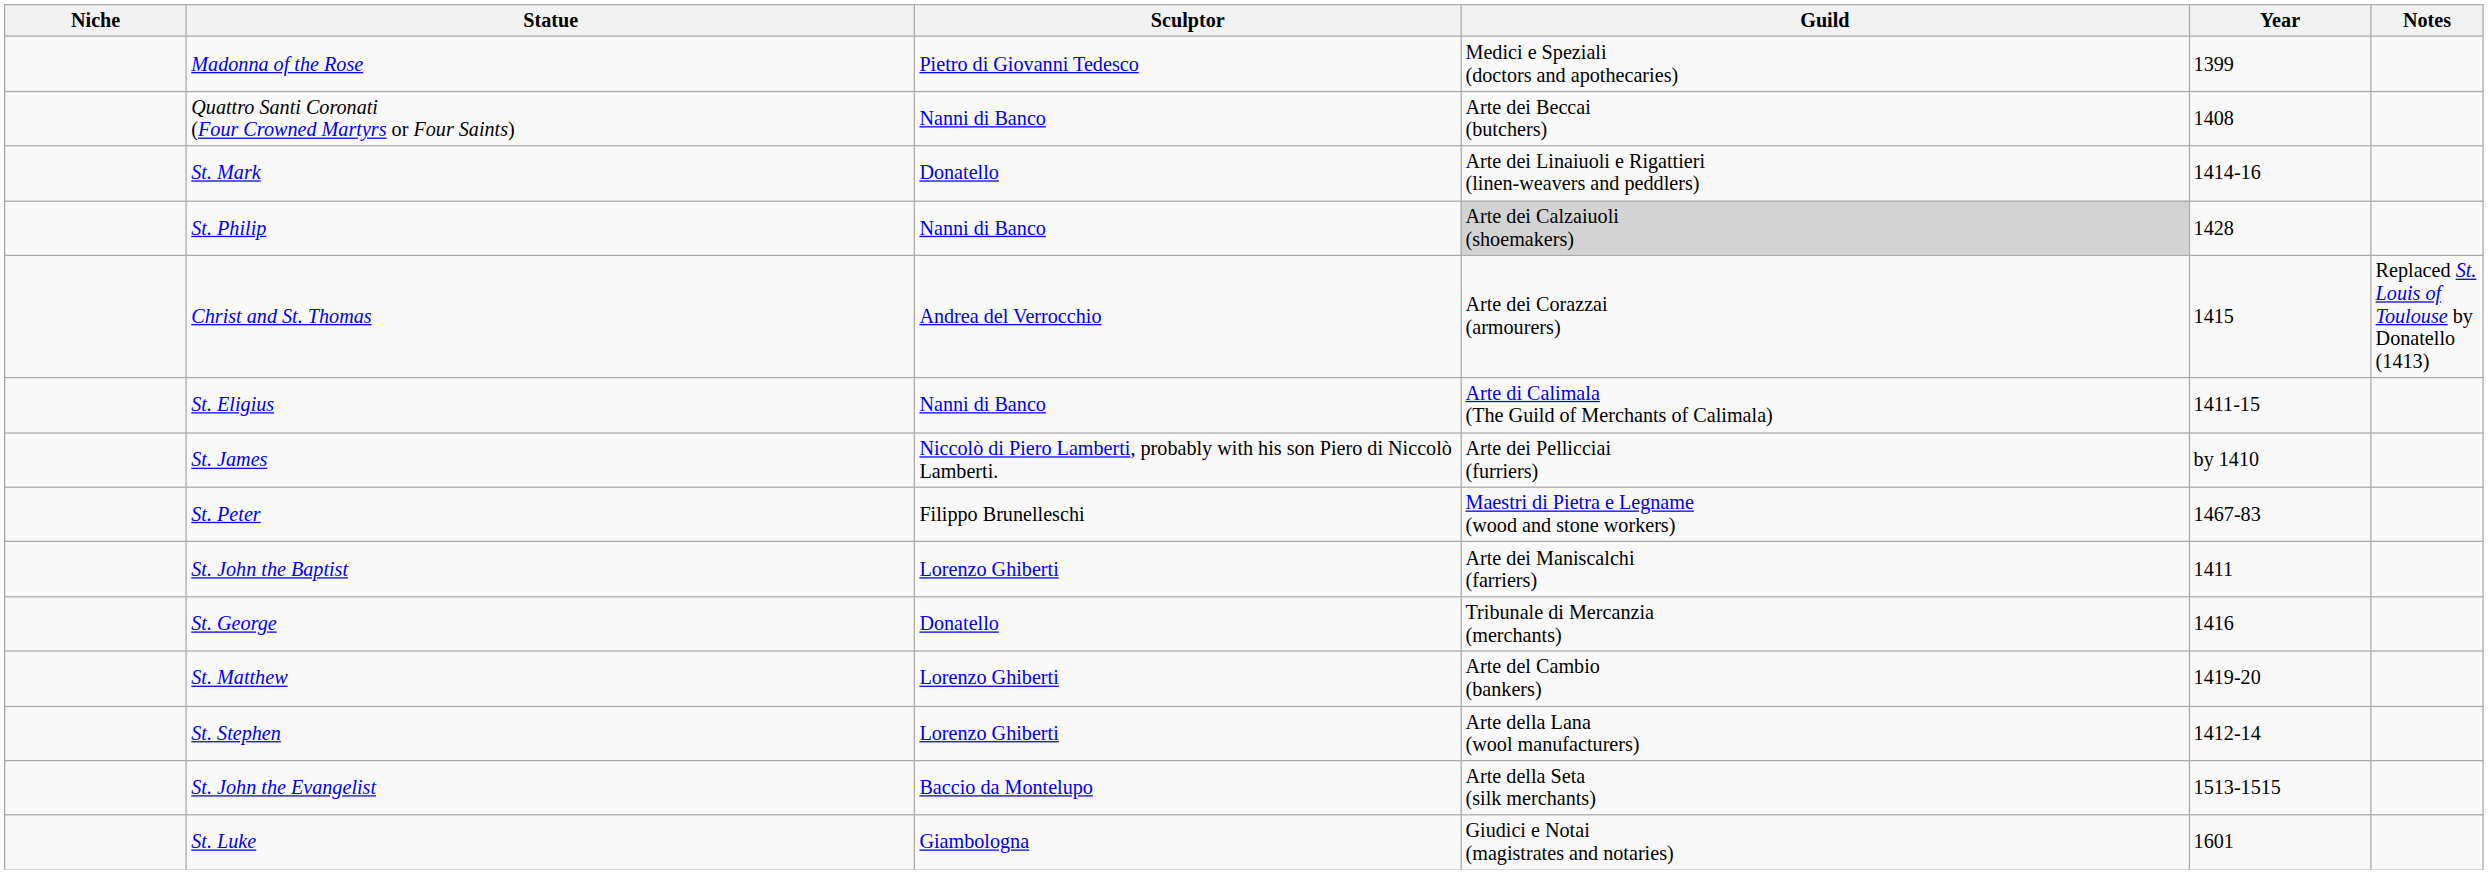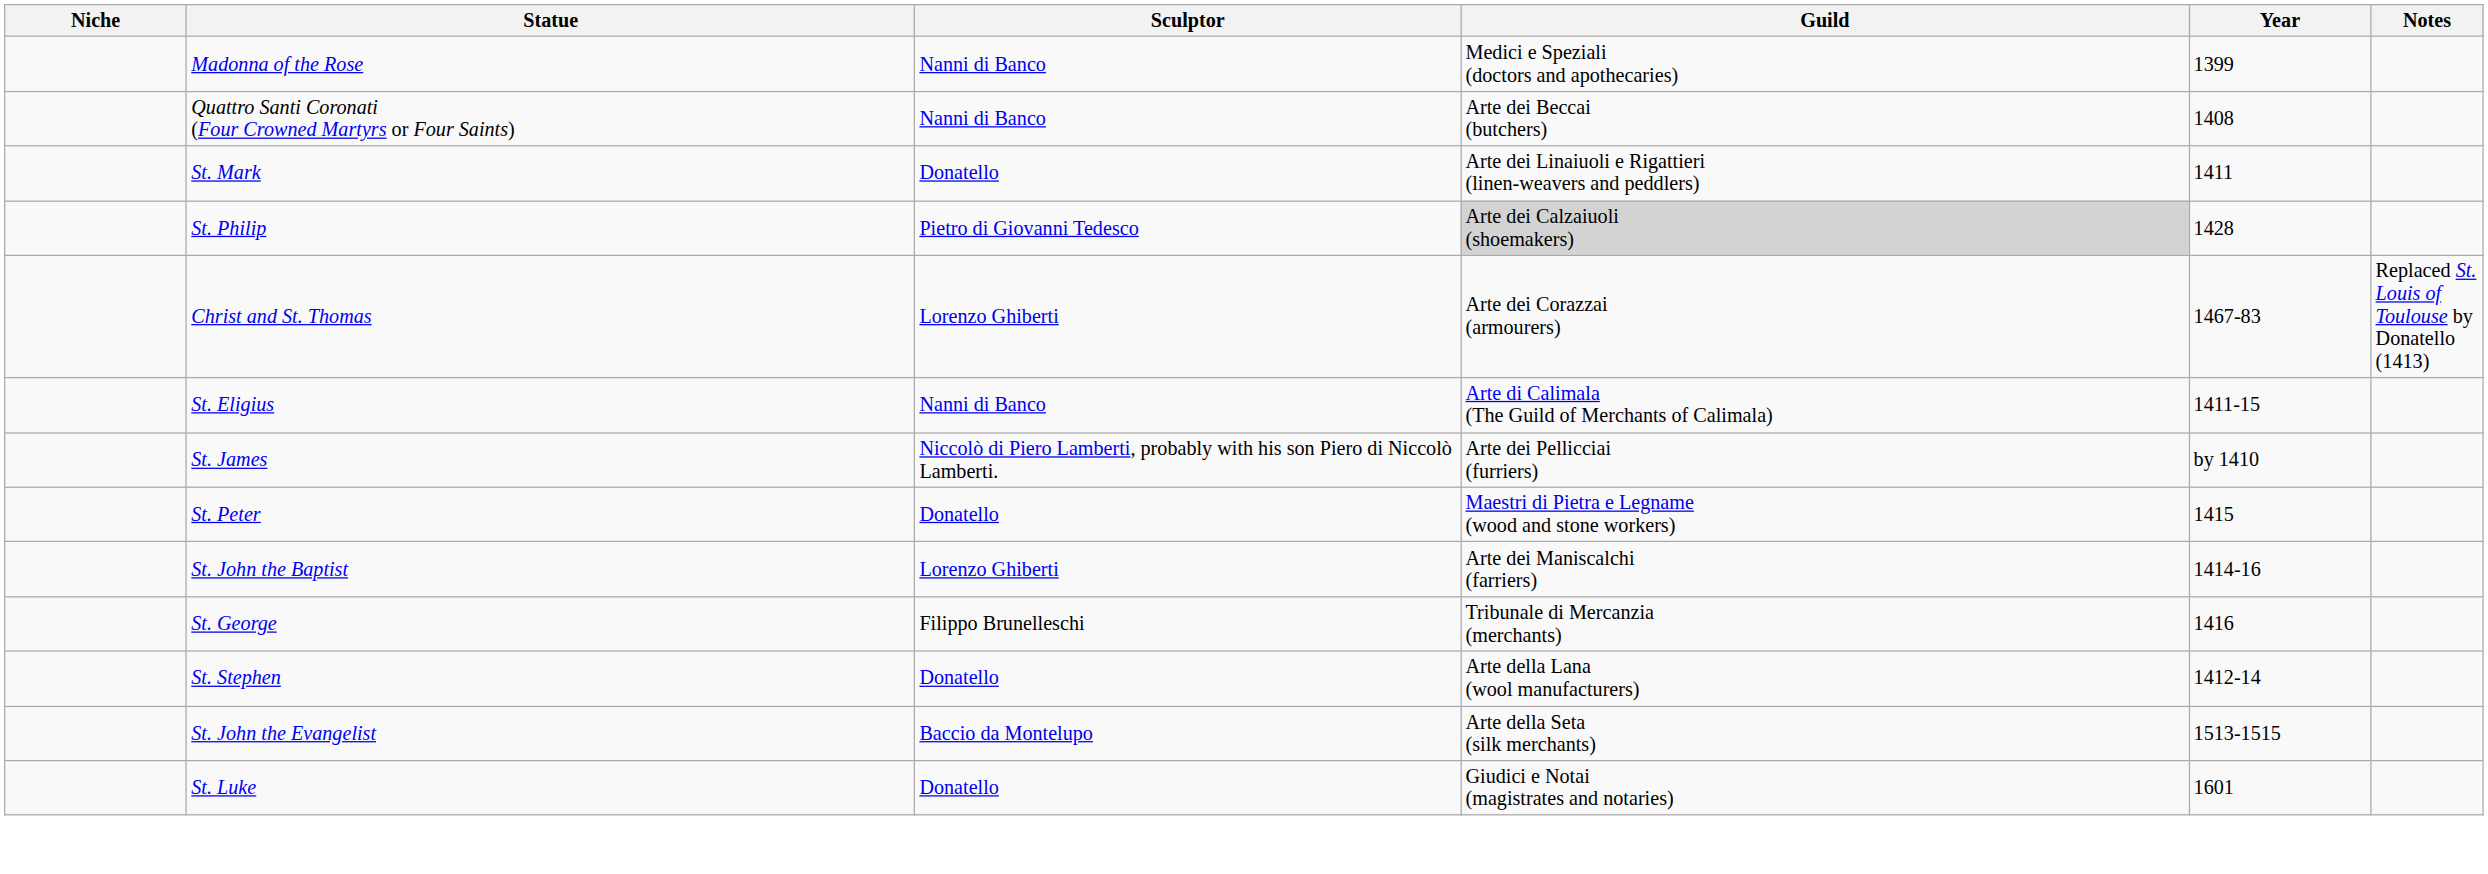(1029, 63) Pietro di Giovanni Tedesco -> (983, 63) Nanni di Banco
(2227, 173) 1414-16 -> (2213, 173) 1411
(983, 227) Nanni di Banco -> (1029, 227) Pietro di Giovanni Tedesco
(1010, 316) Andrea del Verrocchio -> (989, 316) Lorenzo Ghiberti
(2214, 316) 1415 -> (2227, 316) 1467-83
(1002, 514) Filippo Brunelleschi -> (959, 514) Donatello
(2227, 514) 1467-83 -> (2214, 514) 1415
(2213, 569) 1411 -> (2227, 569) 1414-16
(959, 623) Donatello -> (1002, 623) Filippo Brunelleschi
- row: (239, 678)
(989, 733) Lorenzo Ghiberti -> (959, 678) Donatello
(974, 842) Giambologna -> (959, 787) Donatello
